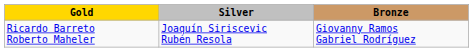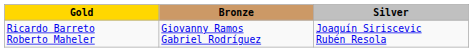columns swapped: (236, 12) <-> (391, 12)
